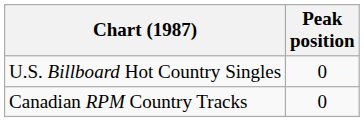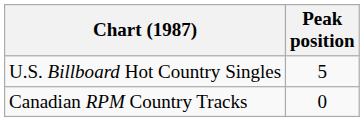(322, 71) 0 -> (322, 71) 5
